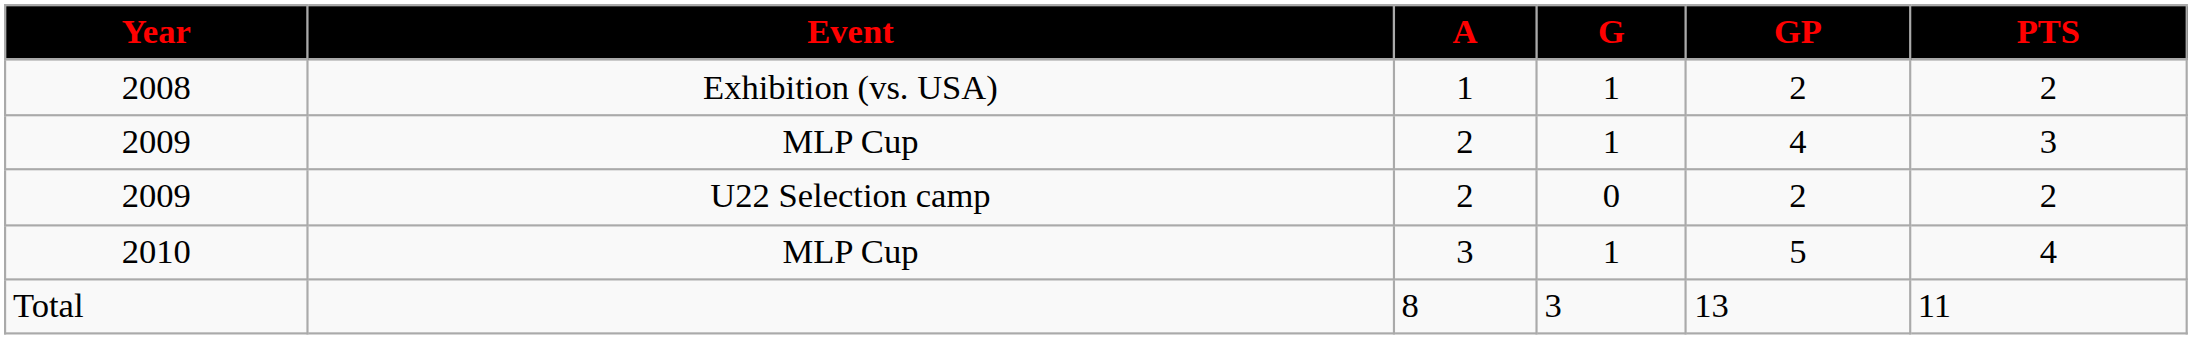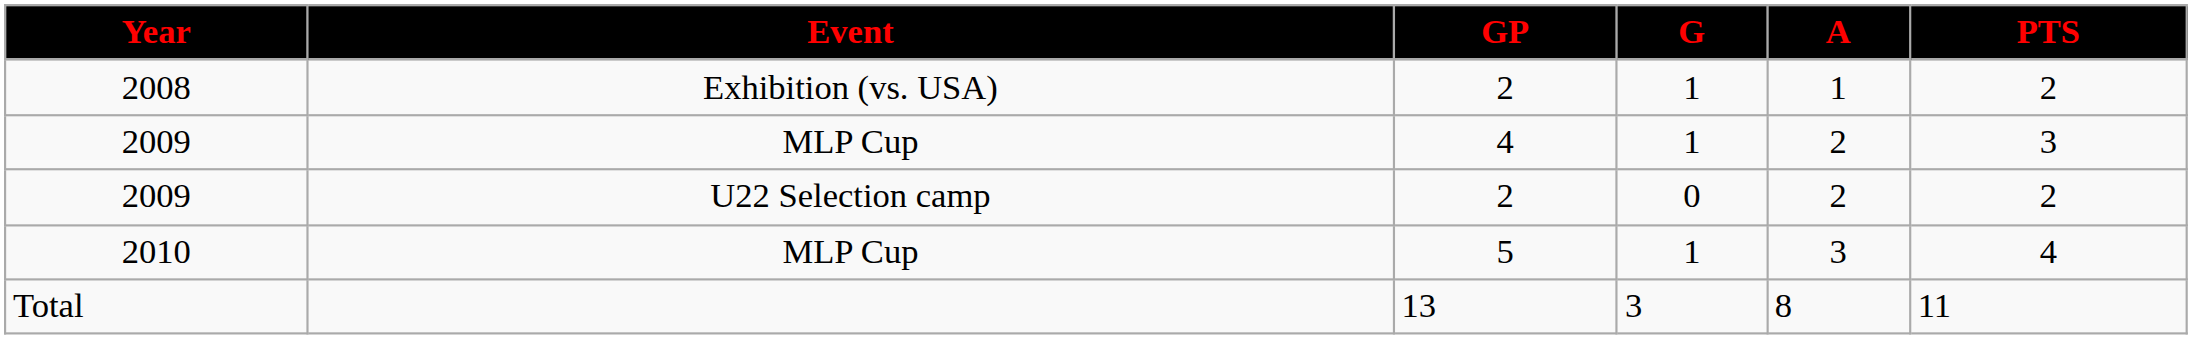columns swapped: (1798, 31) <-> (1465, 31)
